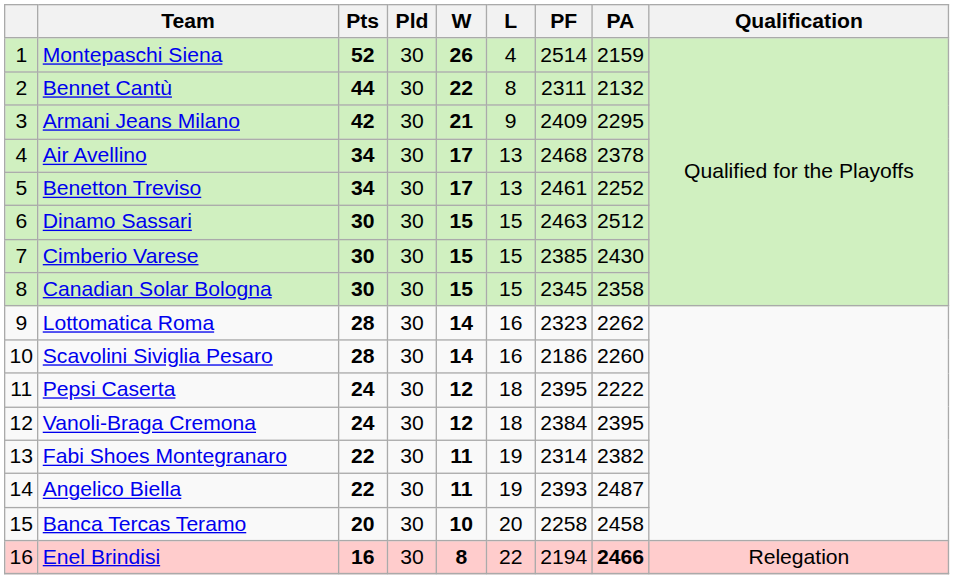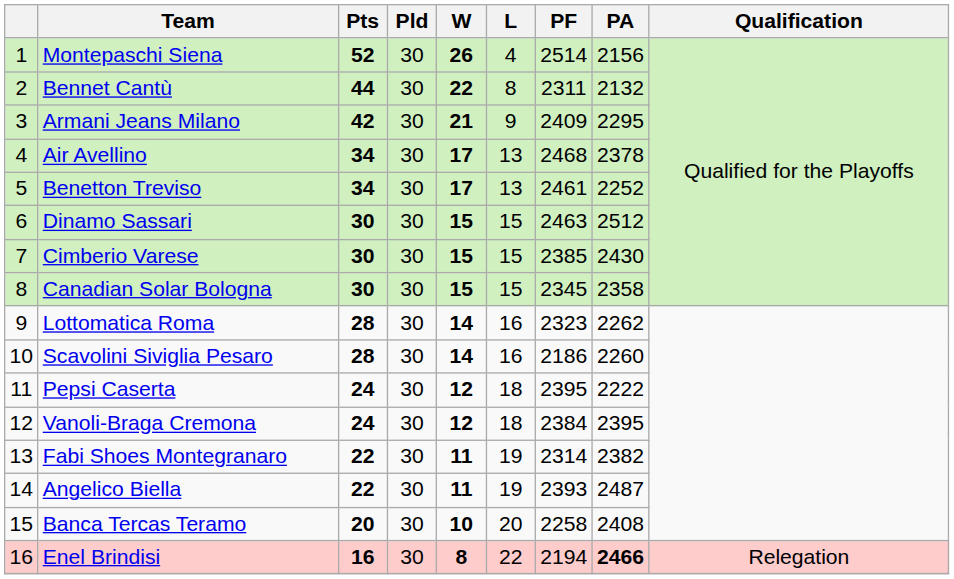(620, 54) 2159 -> (620, 54) 2156
(620, 523) 2458 -> (620, 523) 2408
